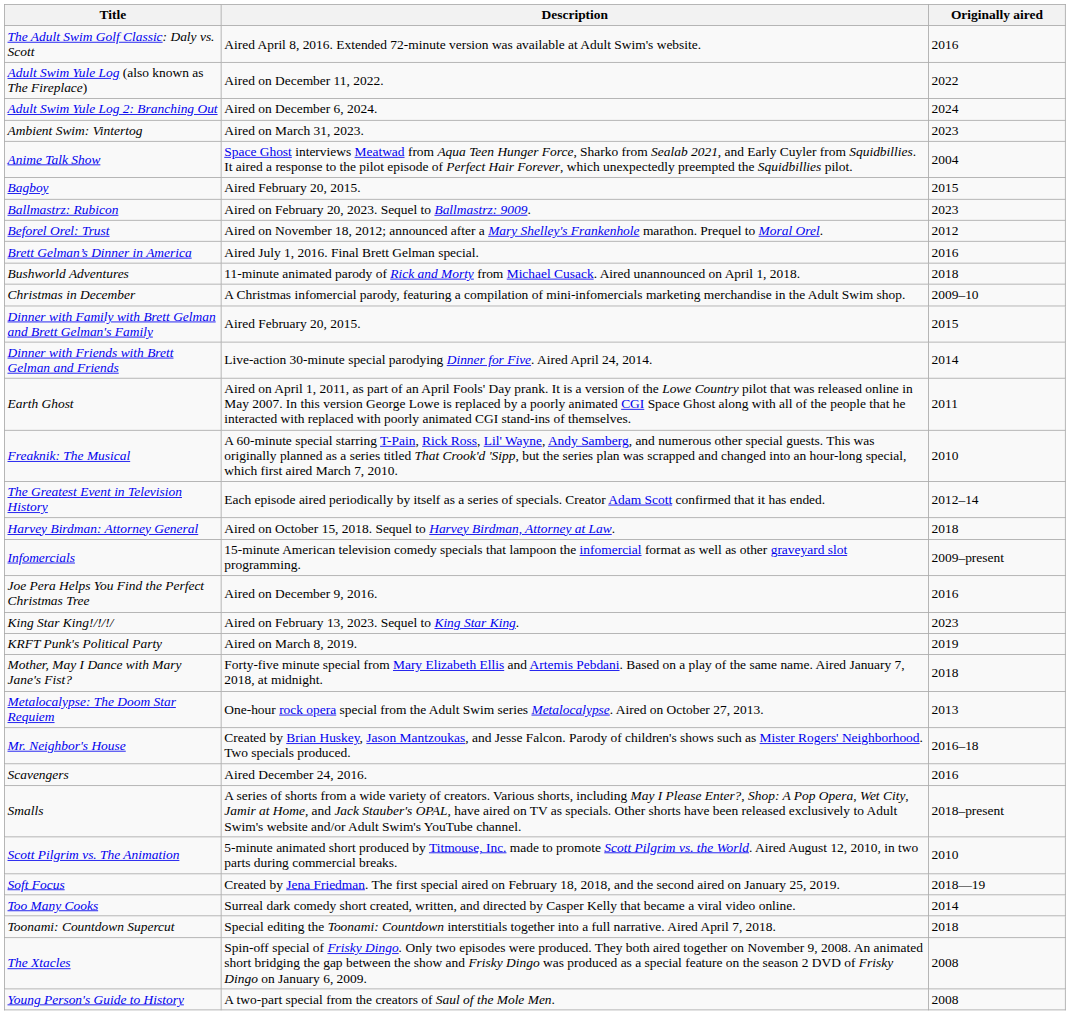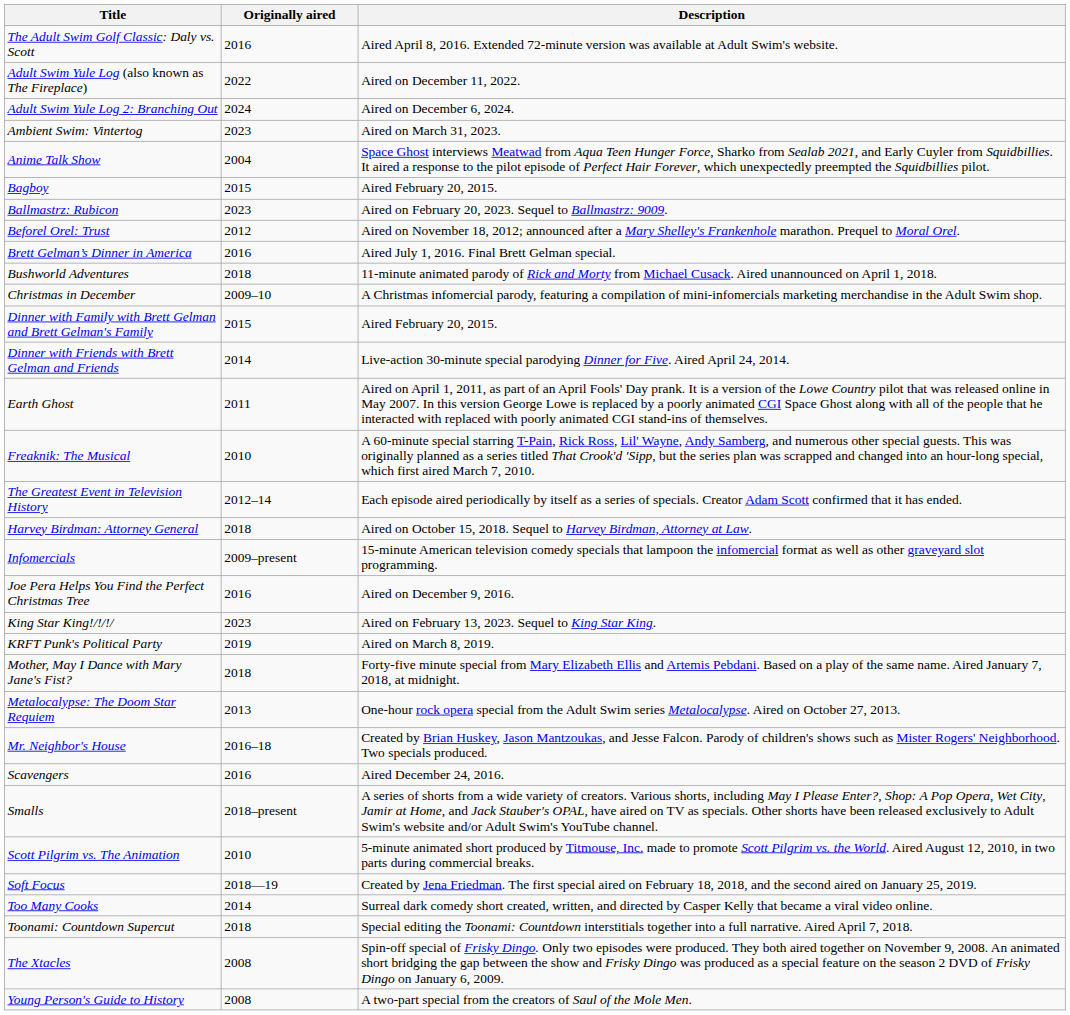columns swapped: (997, 15) <-> (575, 15)
